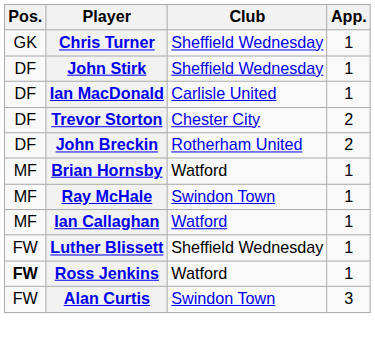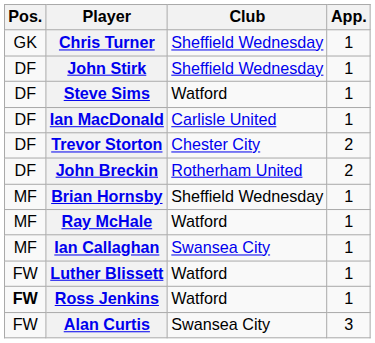+ row: (107, 94)
(199, 171) Watford -> (247, 196) Sheffield Wednesday
(223, 196) Swindon Town -> (199, 222) Watford
(199, 222) Watford -> (221, 247) Swansea City
(247, 247) Sheffield Wednesday -> (199, 273) Watford
(223, 299) Swindon Town -> (221, 324) Swansea City
